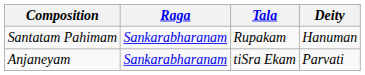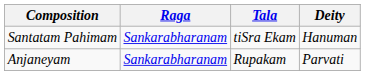(260, 37) Rupakam -> (265, 37) tiSra Ekam
(265, 59) tiSra Ekam -> (260, 59) Rupakam
